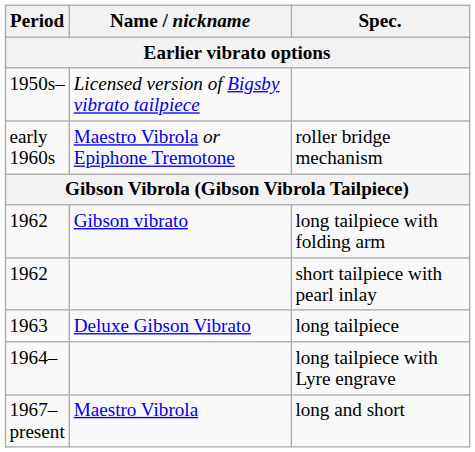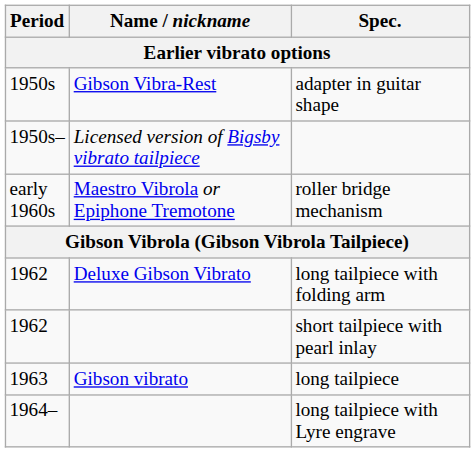+ row: (358, 94)
(131, 220) Gibson vibrato -> (162, 273) Deluxe Gibson Vibrato
(162, 326) Deluxe Gibson Vibrato -> (131, 379) Gibson vibrato
- row: (350, 410)
